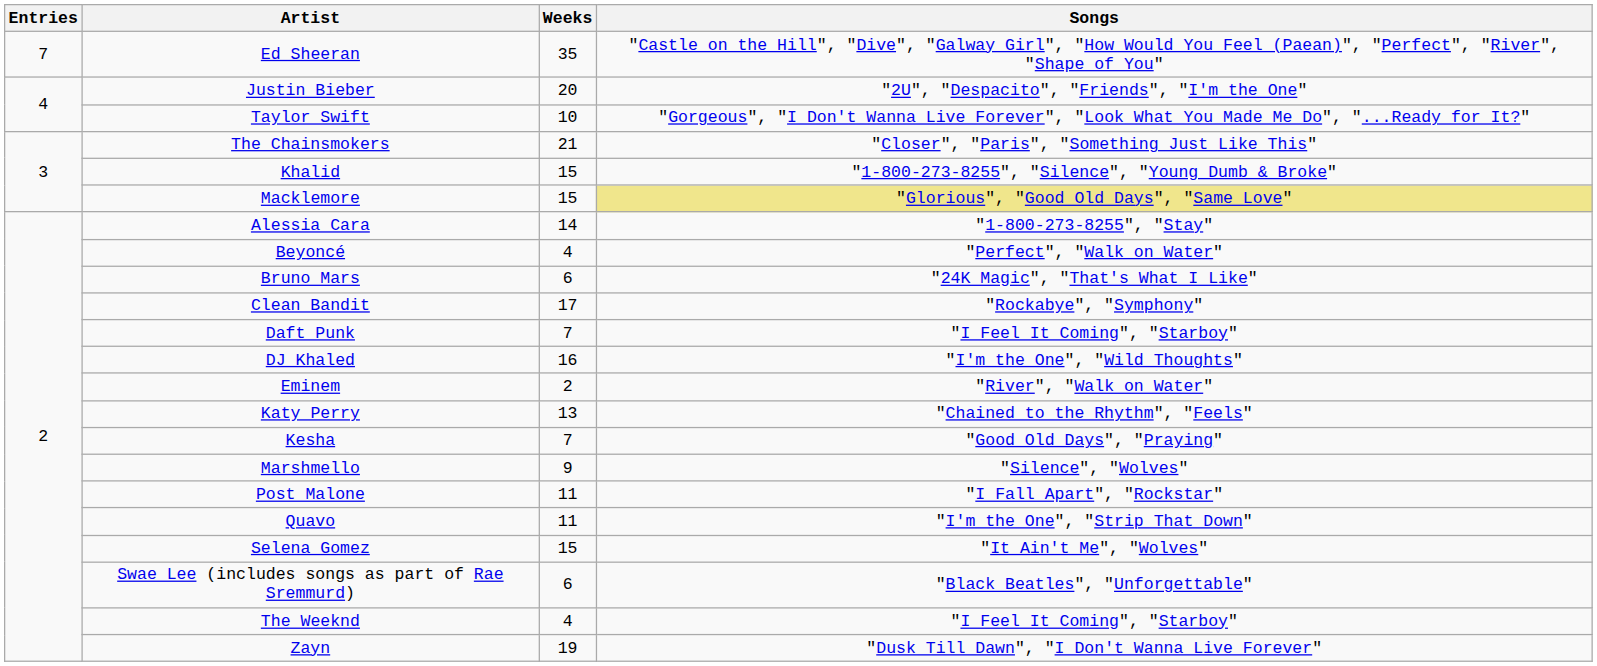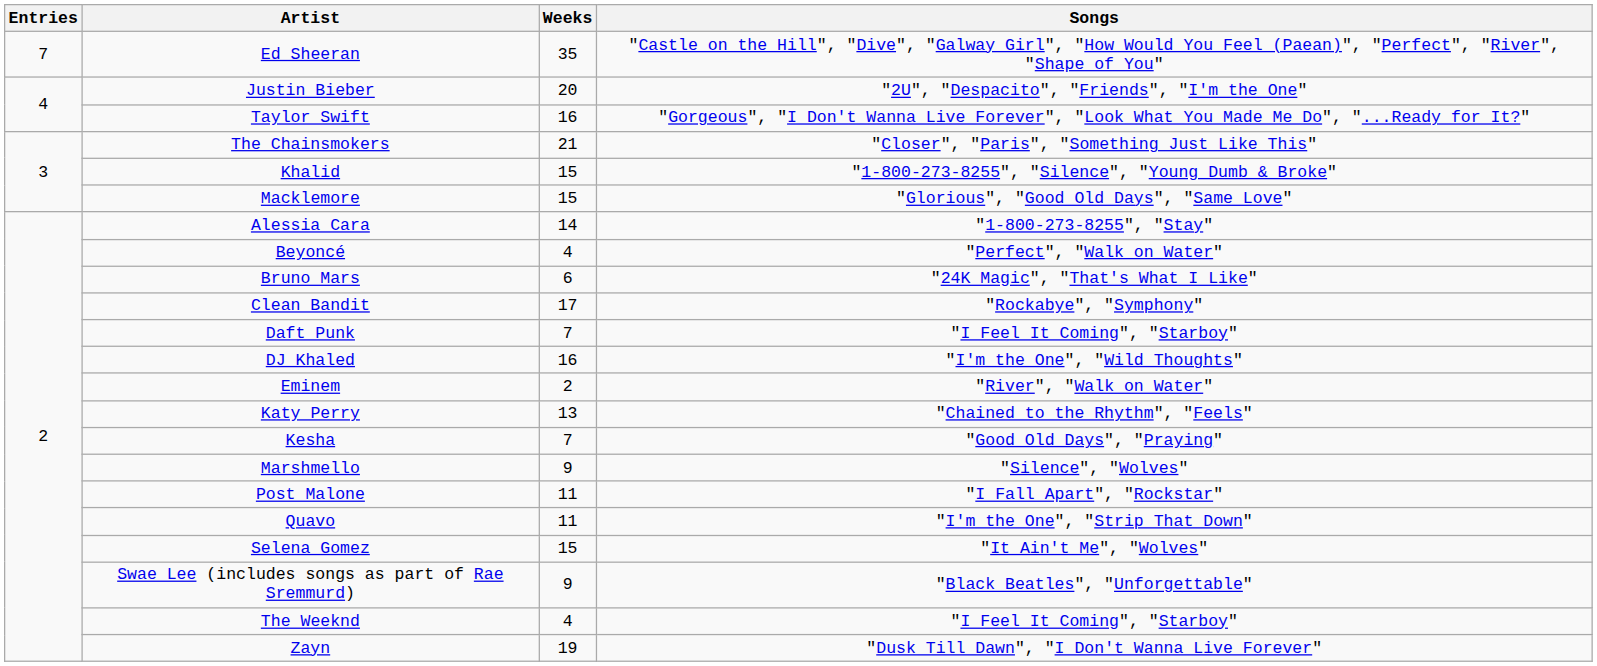(568, 118) 10 -> (568, 118) 16
(1094, 199) khaki background -> (1094, 199) no background
(568, 585) 6 -> (568, 585) 9
